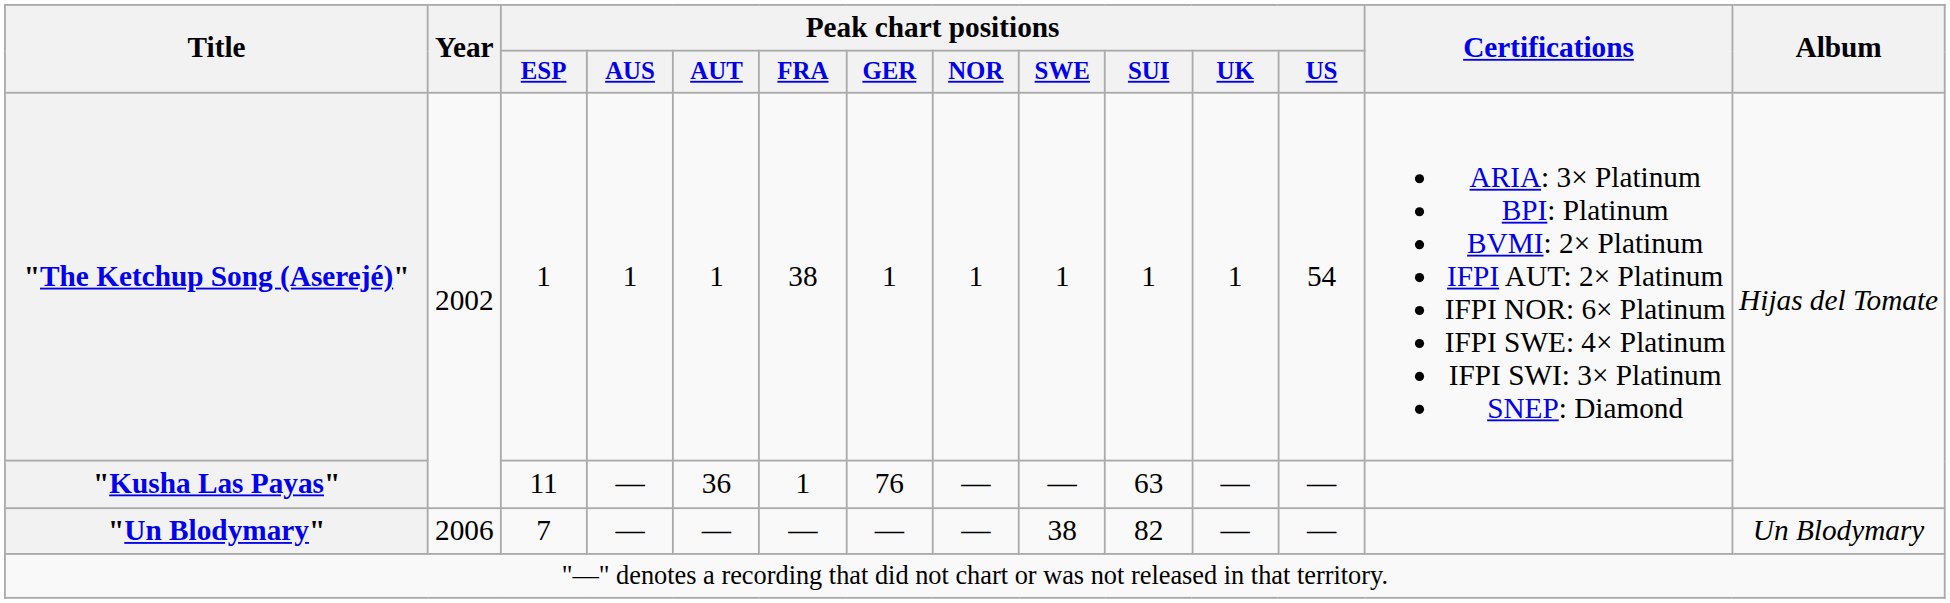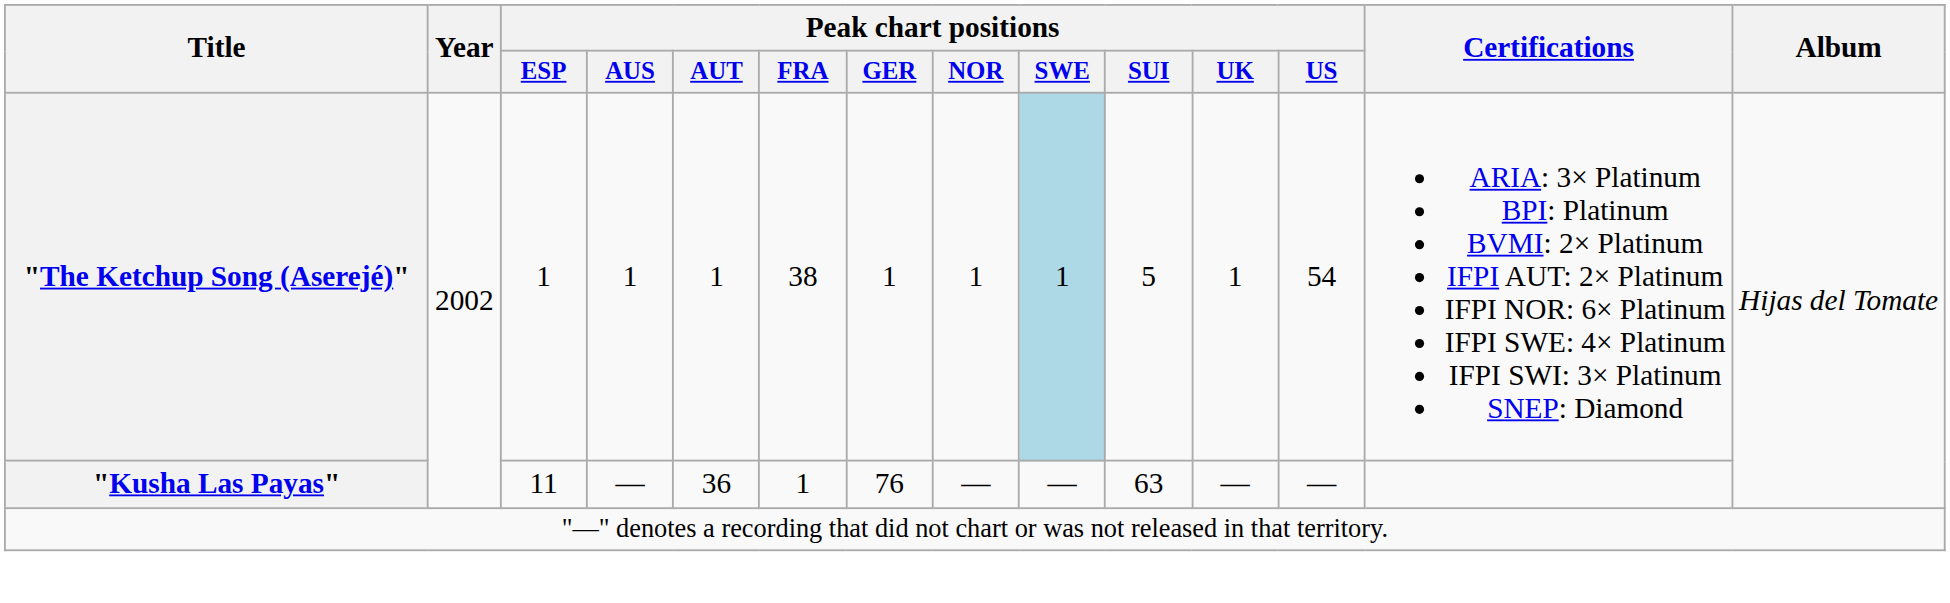(1062, 276) no background -> (1062, 276) lightblue background
(1149, 276) 1 -> (1149, 276) 5
- row: (217, 530)
